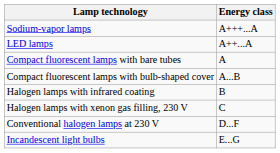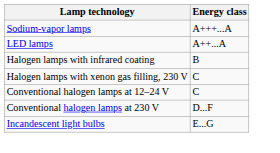- row: (94, 60)
- row: (110, 76)
+ row: (88, 92)
